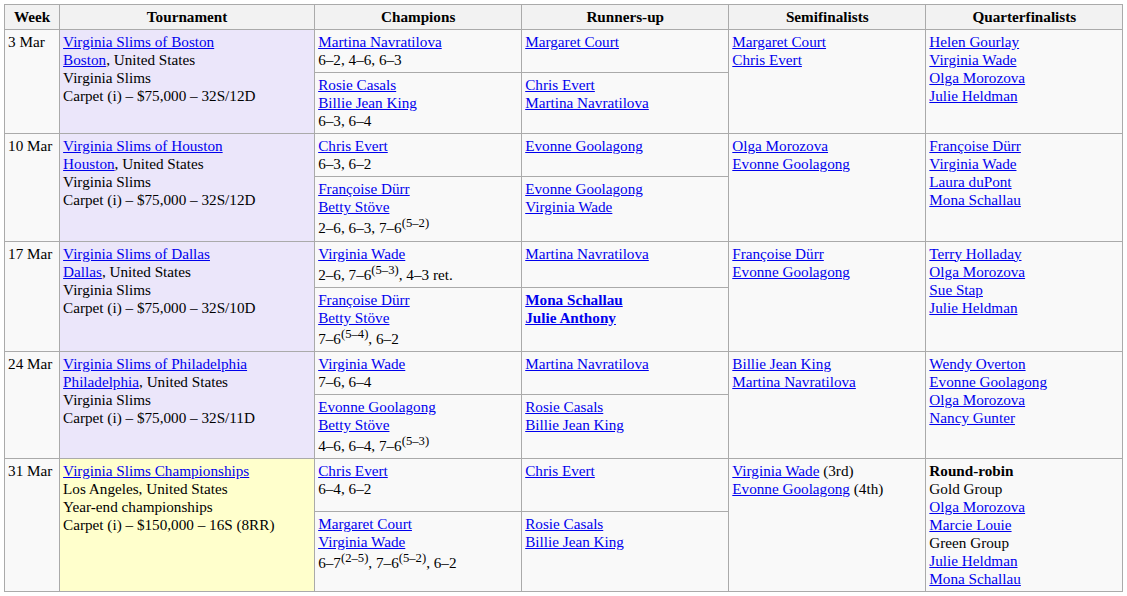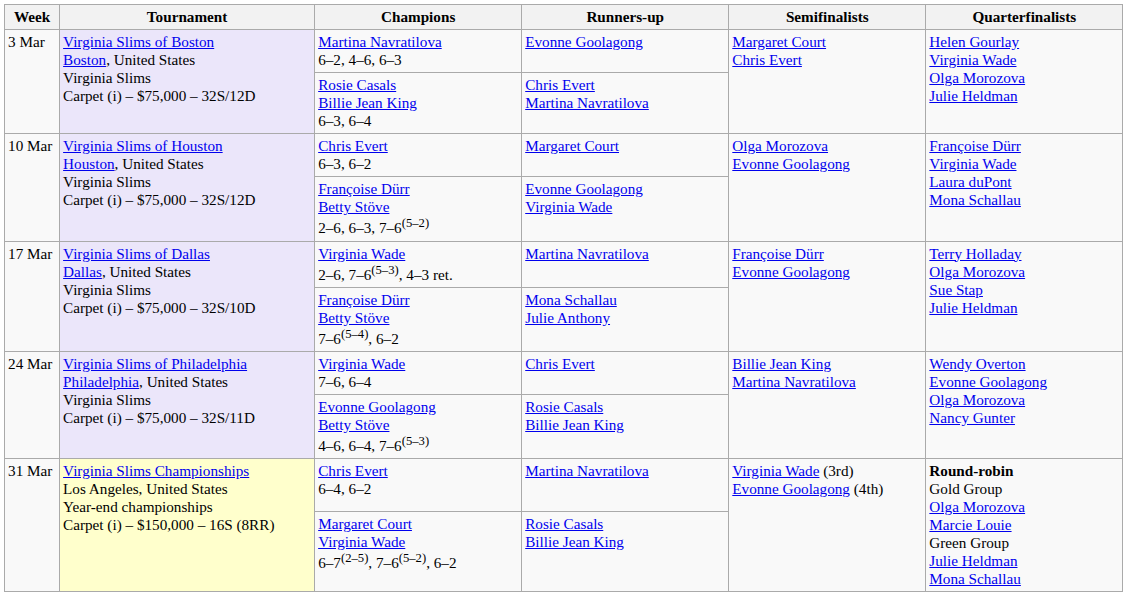(572, 42) Margaret Court -> (584, 42) Evonne Goolagong
(584, 146) Evonne Goolagong -> (572, 146) Margaret Court
(574, 308) bold -> (571, 308) normal
(587, 363) Martina Navratilova -> (560, 363) Chris Evert
(560, 471) Chris Evert -> (587, 471) Martina Navratilova
